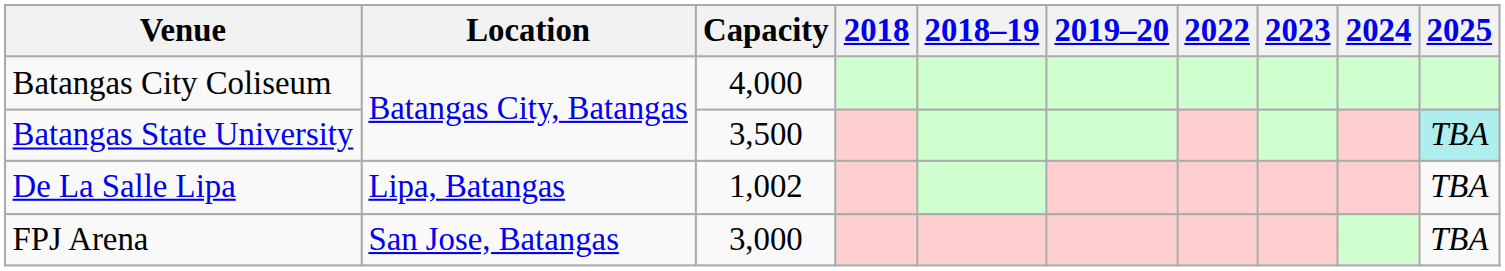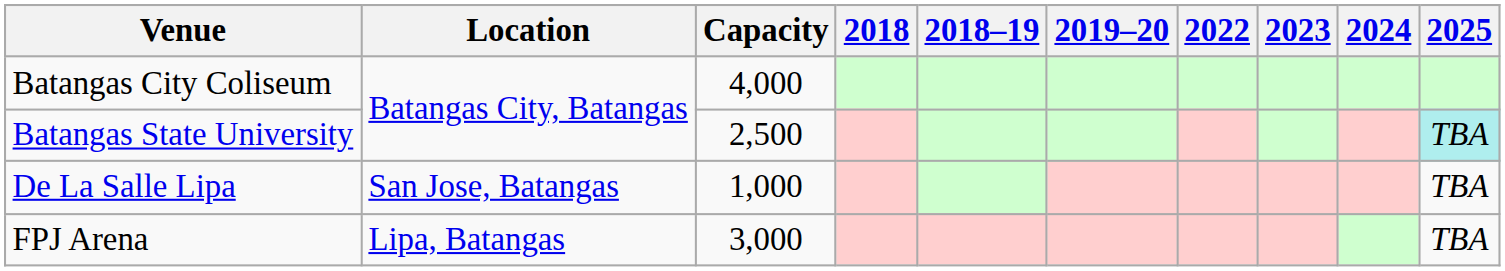(766, 134) 3,500 -> (766, 134) 2,500
(467, 186) Lipa, Batangas -> (494, 186) San Jose, Batangas
(766, 186) 1,002 -> (766, 186) 1,000
(494, 238) San Jose, Batangas -> (467, 238) Lipa, Batangas
